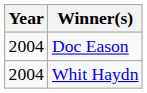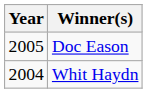(26, 46) 2004 -> (26, 46) 2005
